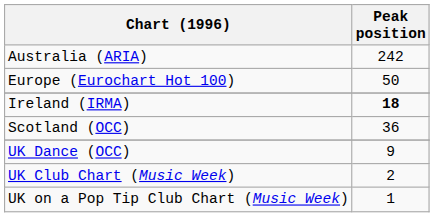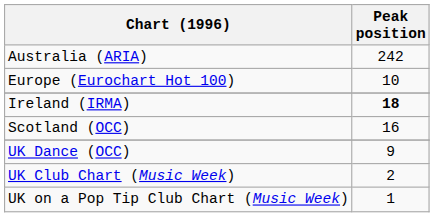(391, 81) 50 -> (391, 81) 10
(391, 128) 36 -> (391, 128) 16
